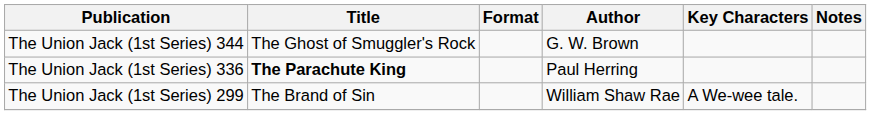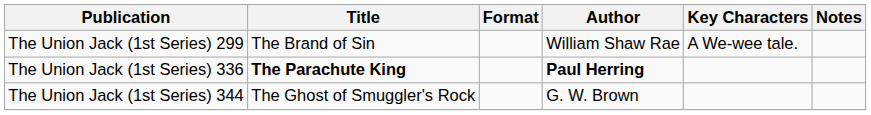rows swapped: (126, 95) <-> (126, 43)
(592, 69) normal -> (595, 69) bold
